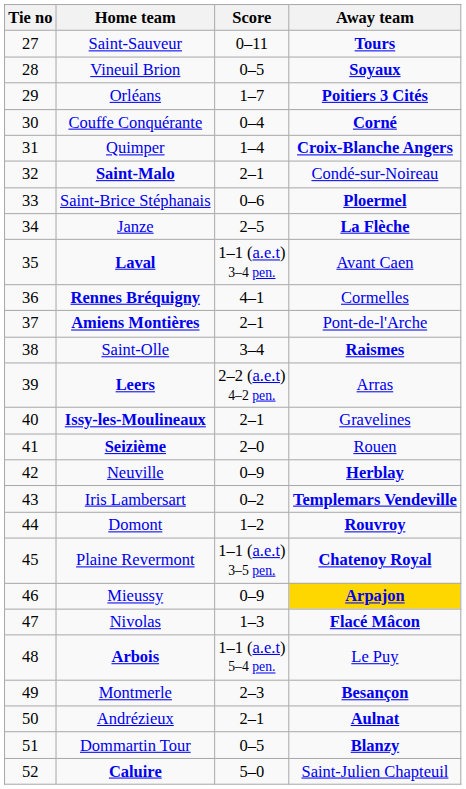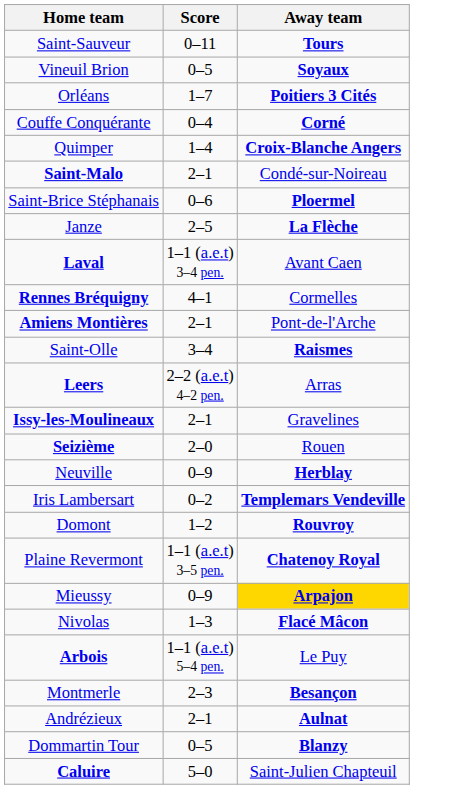- column: (30, 17)
